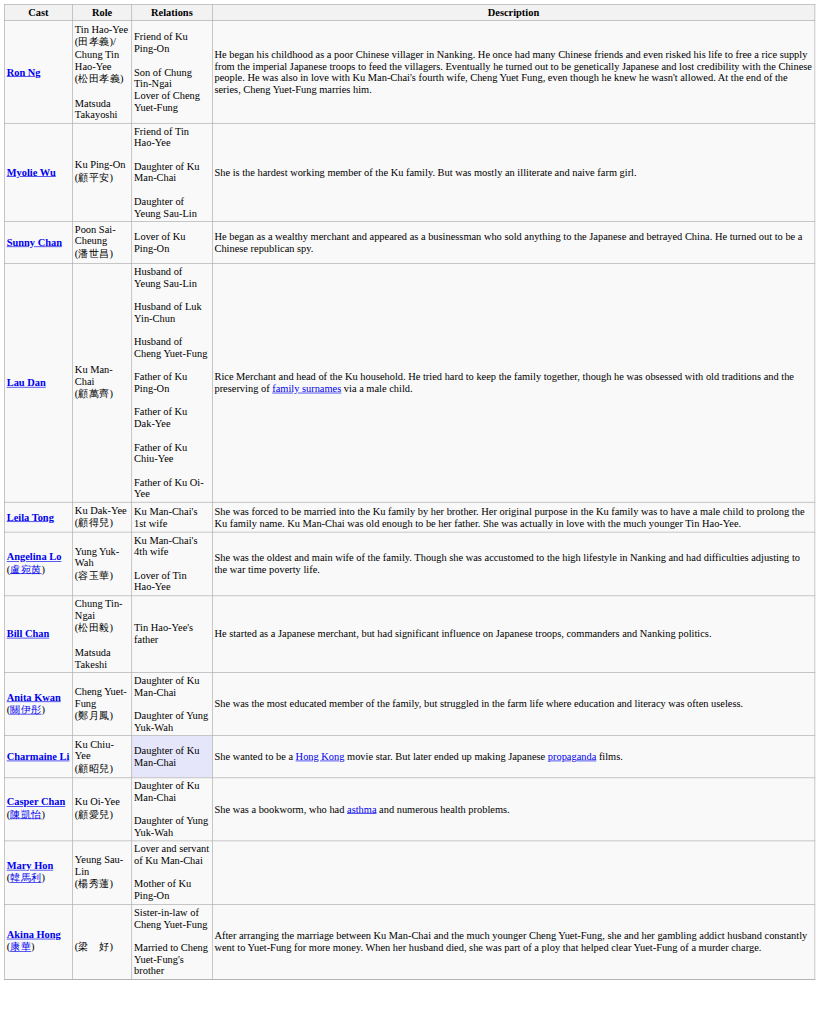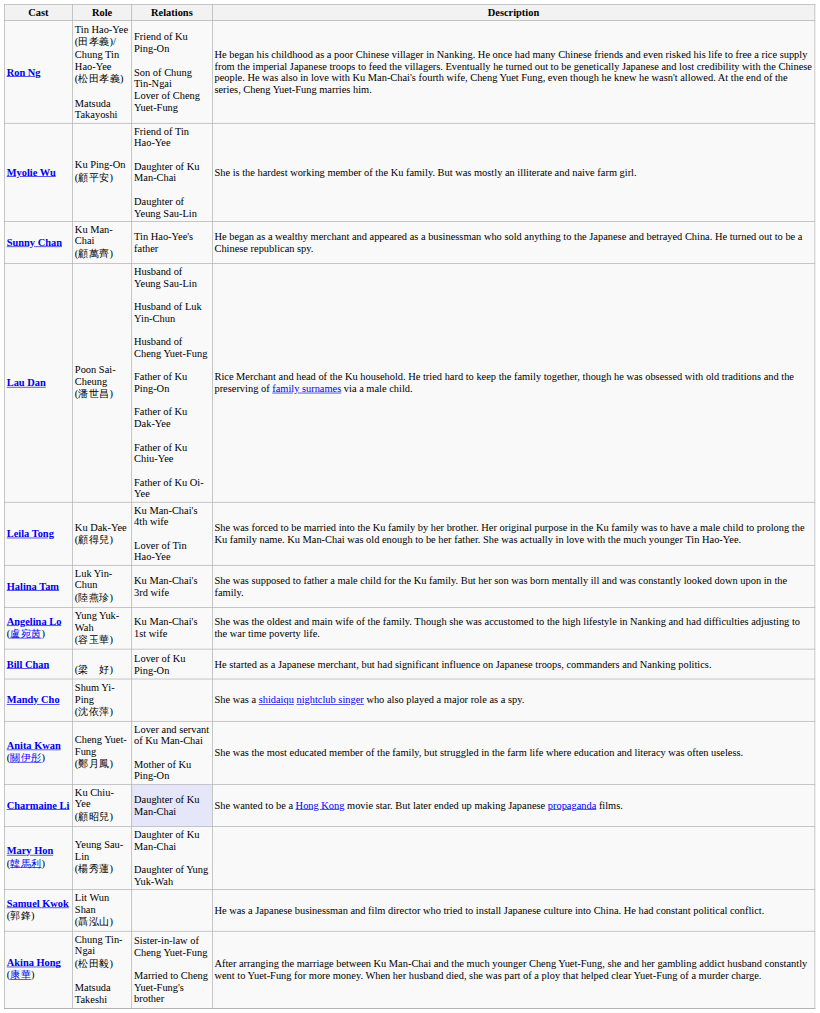(95, 241) Poon Sai-Cheung (潘世昌) -> (94, 241) Ku Man-Chai (顧萬齊)
(160, 242) Lover of Ku Ping-On -> (164, 242) Tin Hao-Yee's father
(94, 382) Ku Man-Chai (顧萬齊) -> (95, 382) Poon Sai-Cheung (潘世昌)
(166, 517) Ku Man-Chai's 1st wife -> (166, 533) Ku Man-Chai's 4th wife Lover of Tin Hao-Yee
+ row: (33, 586)
(166, 564) Ku Man-Chai's 4th wife Lover of Tin Hao-Yee -> (166, 628) Ku Man-Chai's 1st wife
(99, 634) Chung Tin-Ngai (松田毅) Matsuda Takeshi -> (94, 669) (梁 好)
(164, 634) Tin Hao-Yee's father -> (160, 664) Lover of Ku Ping-On
+ row: (33, 700)
(171, 704) Daughter of Ku Man-Chai Daughter of Yung Yuk-Wah -> (172, 752) Lover and servant of Ku Man-Chai Mother of Ku Ping-On
- row: (36, 808)
(172, 872) Lover and servant of Ku Man-Chai Mother of Ku Ping-On -> (171, 858) Daughter of Ku Man-Chai Daughter of Yung Yuk-Wah
+ row: (38, 909)
(94, 947) (梁 好) -> (99, 970) Chung Tin-Ngai (松田毅) Matsuda Takeshi
